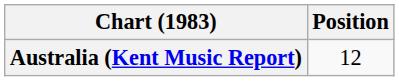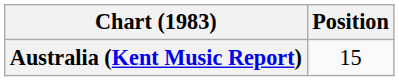(351, 57) 12 -> (351, 57) 15
